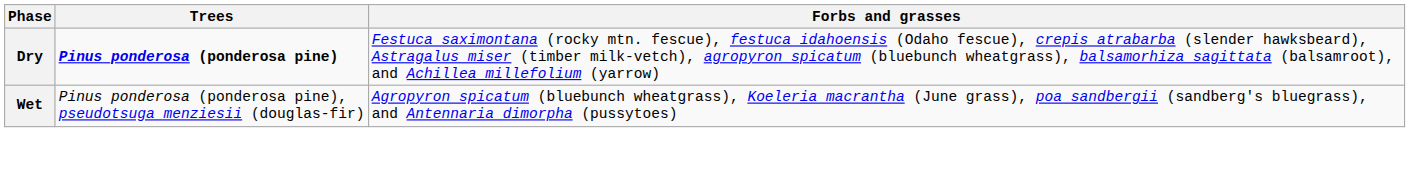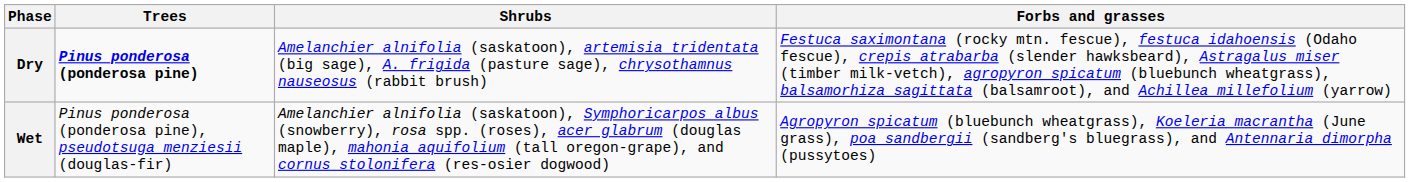+ column: (526, 16)
